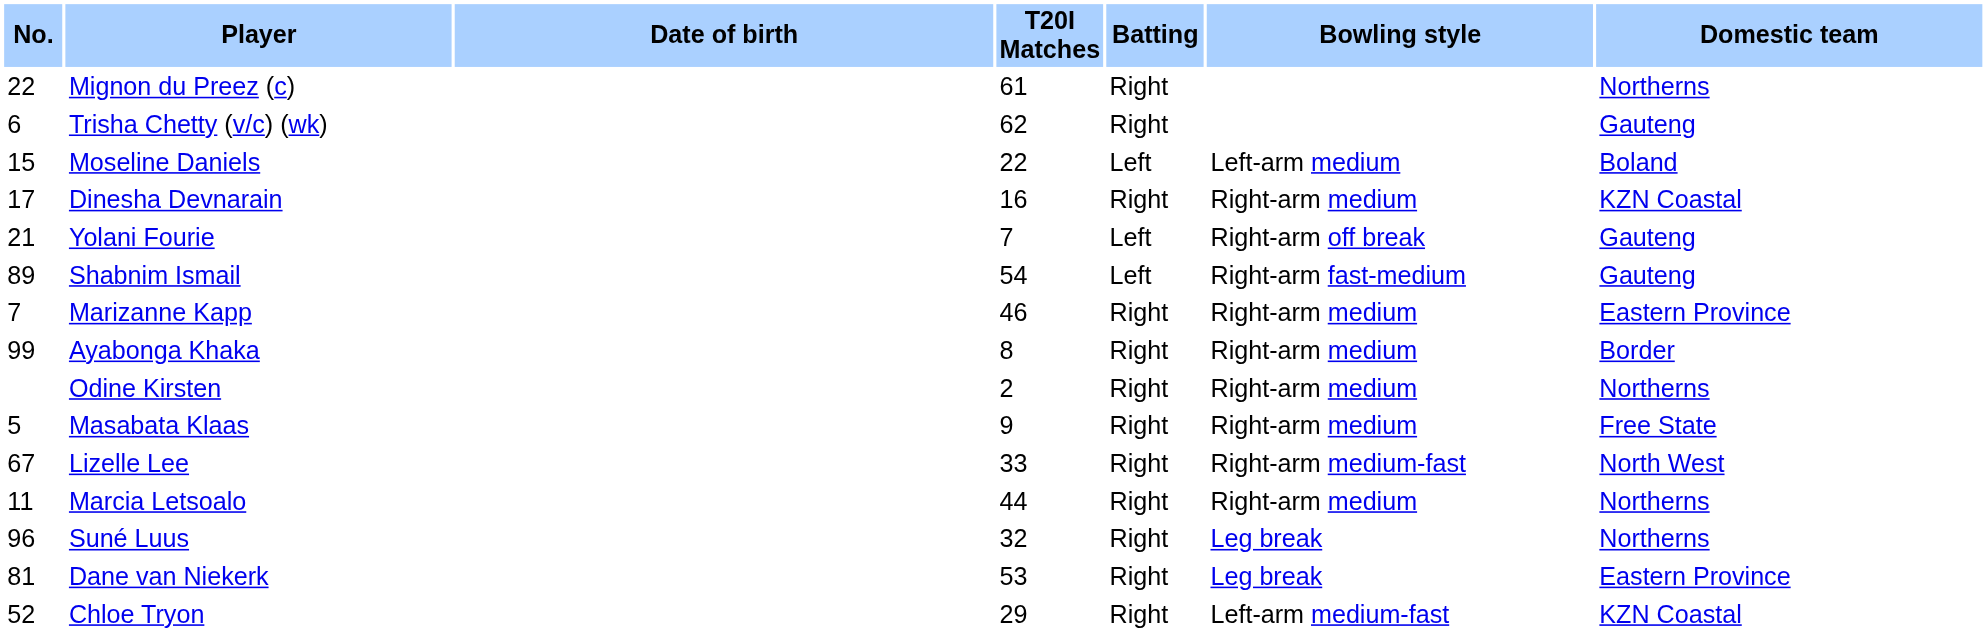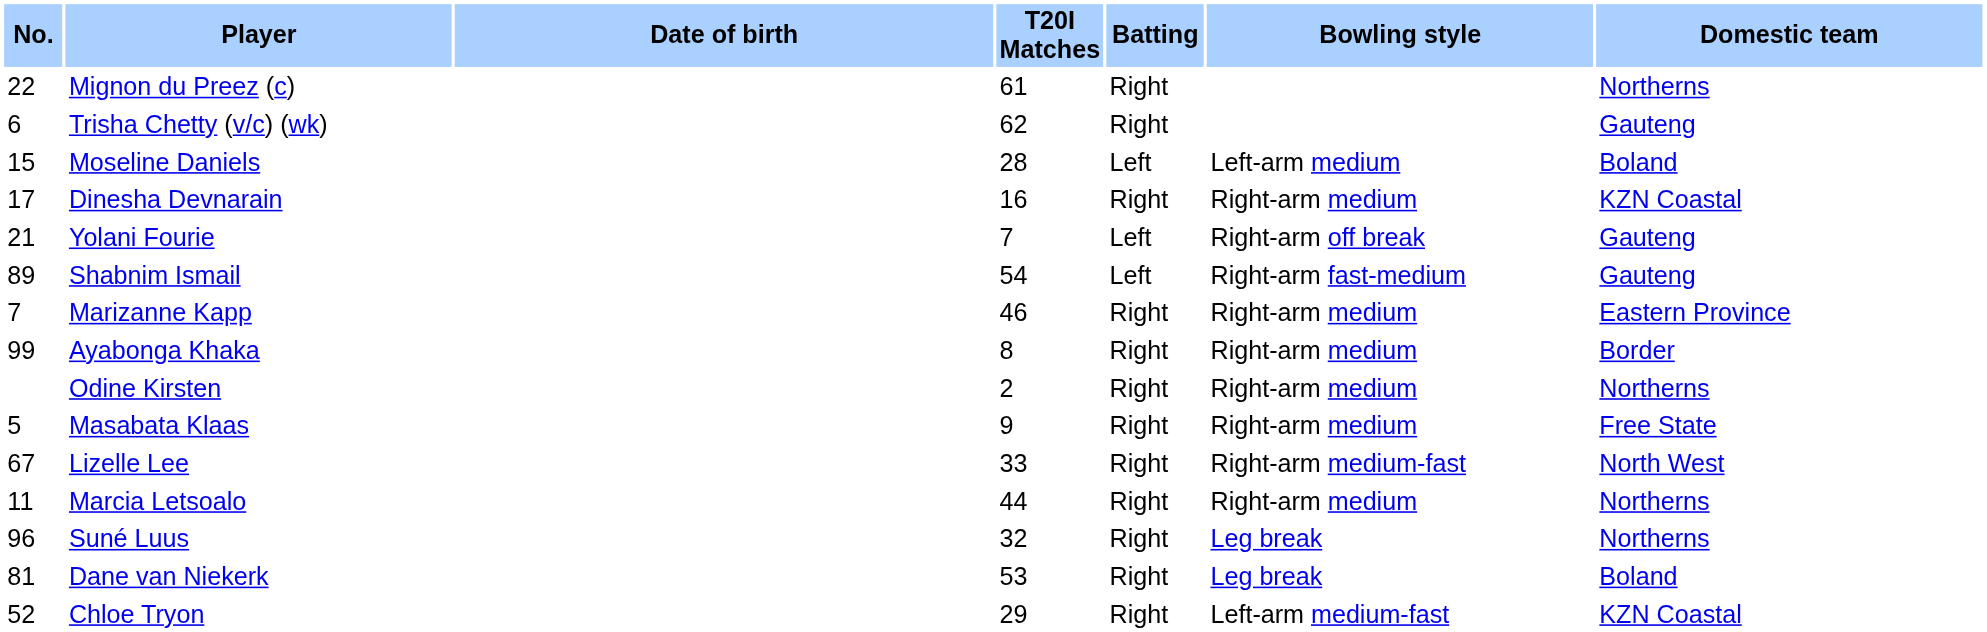(1014, 162) 22 -> (1014, 162) 28
(1695, 576) Eastern Province -> (1638, 576) Boland
